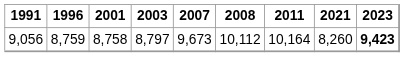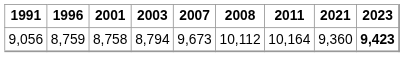(152, 39) 8,797 -> (152, 39) 8,794
(335, 39) 8,260 -> (335, 39) 9,360
